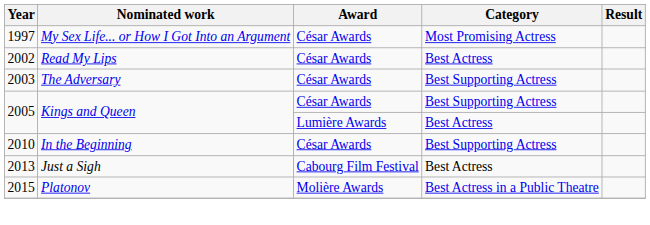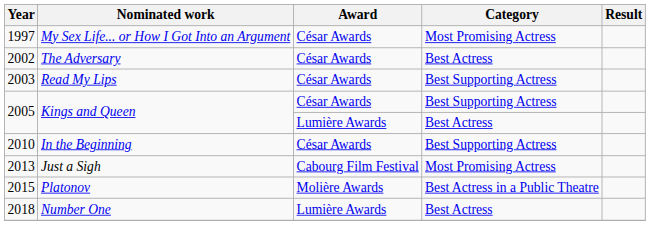(79, 58) Read My Lips -> (81, 58) The Adversary
(81, 79) The Adversary -> (79, 79) Read My Lips
(459, 166) Best Actress -> (490, 166) Most Promising Actress
+ row: (21, 209)
